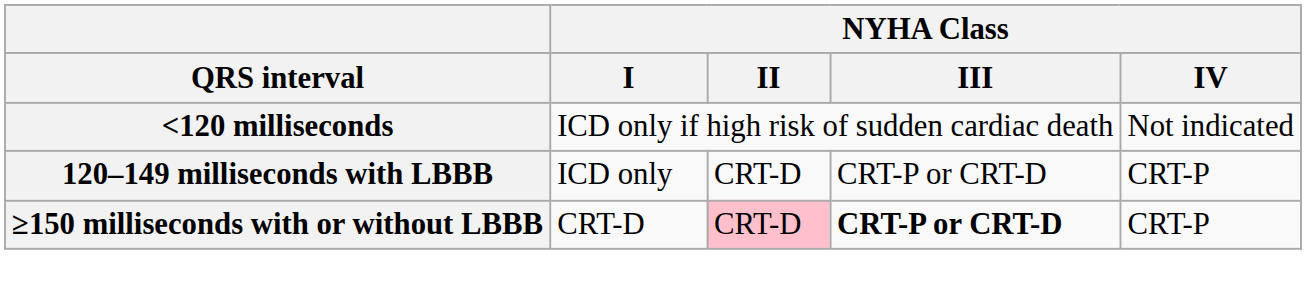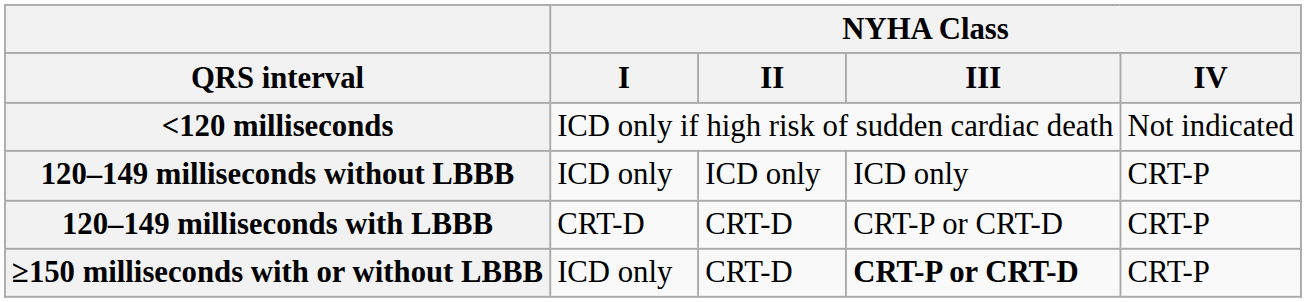+ row: (277, 175)
(615, 175) ICD only -> (601, 223) CRT-D
(601, 223) CRT-D -> (615, 272) ICD only
(758, 223) pink background -> (749, 272) no background
